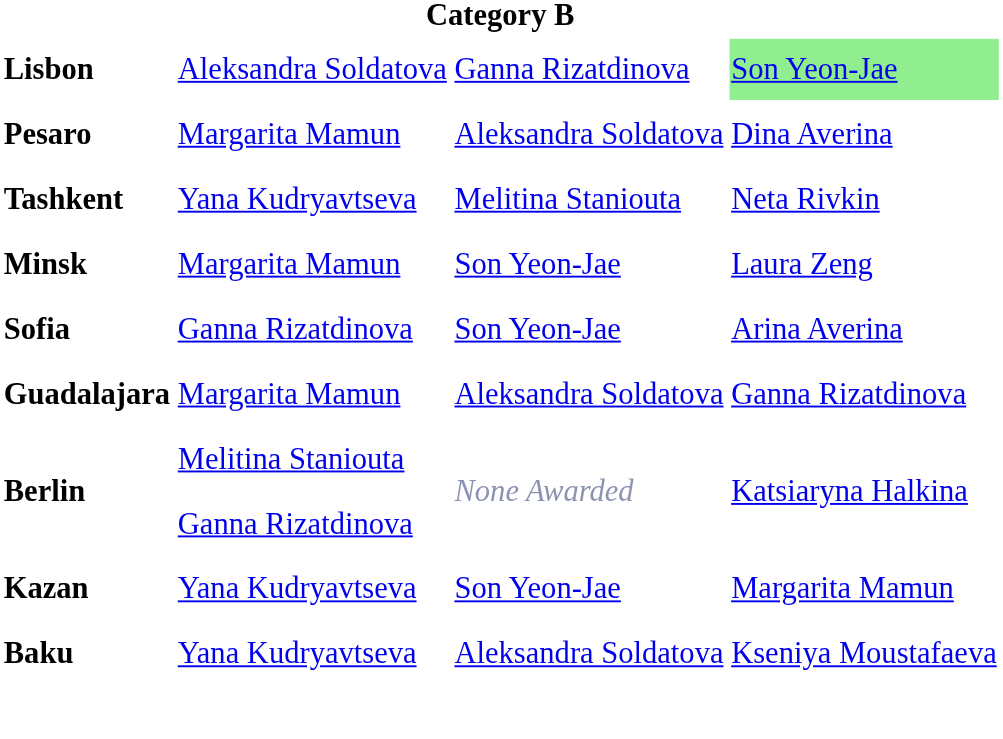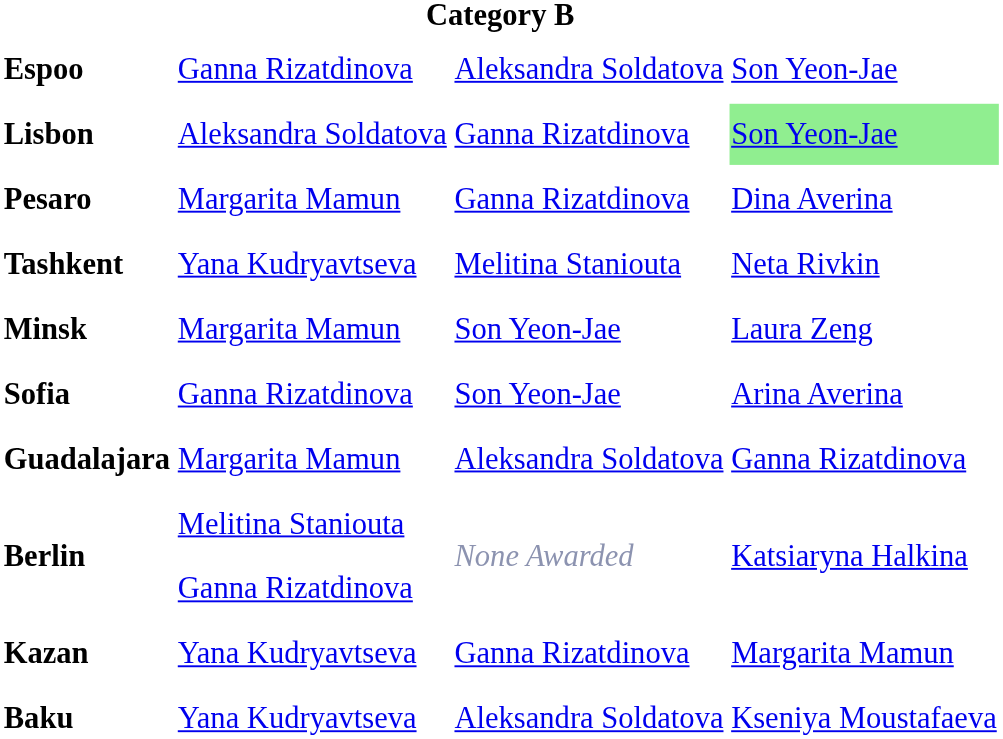+ row: (44, 68)
(589, 133) Aleksandra Soldatova -> (572, 198) Ganna Rizatdinova
(538, 588) Son Yeon-Jae -> (572, 653) Ganna Rizatdinova
